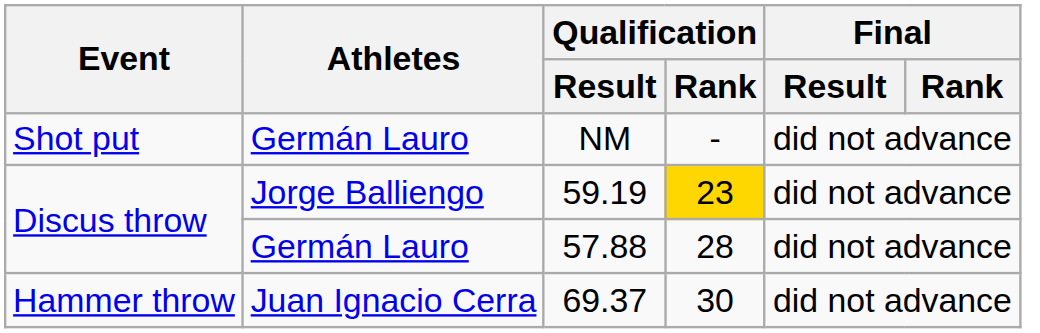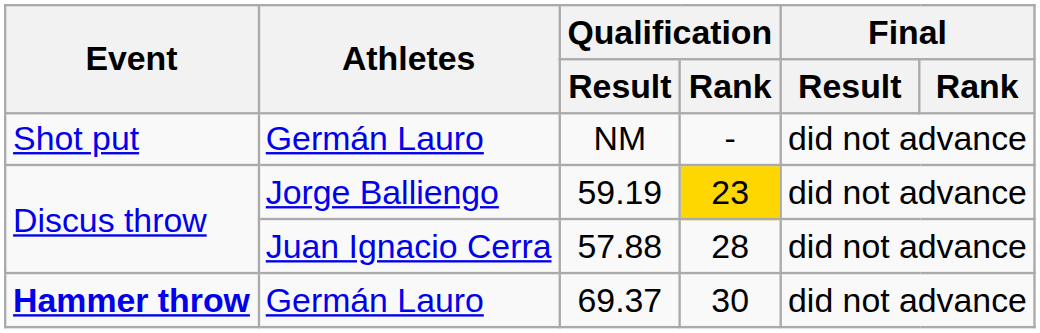(360, 246) Germán Lauro -> (409, 246) Juan Ignacio Cerra
(124, 300) normal -> (132, 300) bold
(394, 300) Juan Ignacio Cerra -> (375, 300) Germán Lauro
